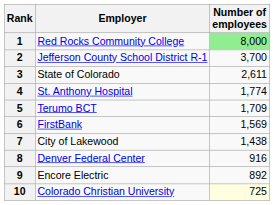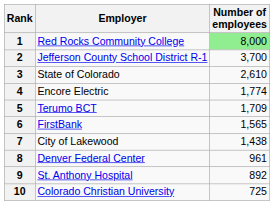(254, 74) 2,611 -> (254, 74) 2,610
(85, 91) St. Anthony Hospital -> (73, 91) Encore Electric
(254, 125) 1,569 -> (254, 125) 1,565
(258, 158) 916 -> (258, 158) 961
(73, 175) Encore Electric -> (85, 175) St. Anthony Hospital
(258, 192) lightyellow background -> (258, 192) no background
